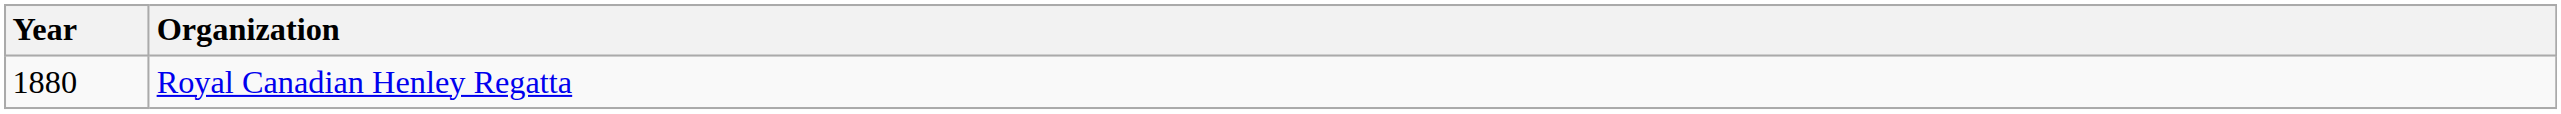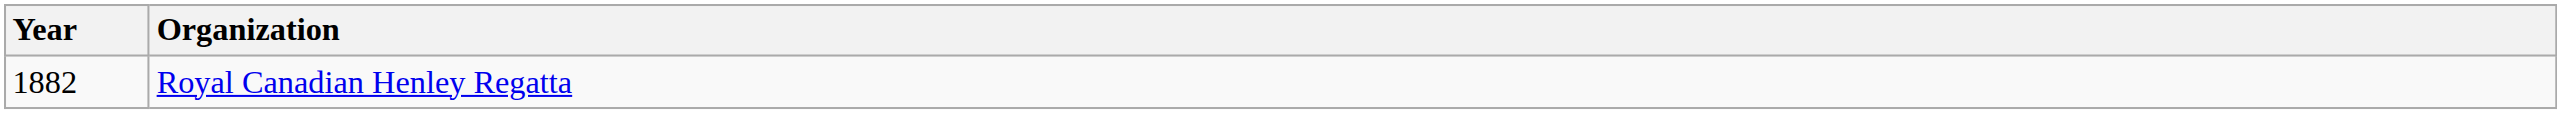(45, 81) 1880 -> (45, 81) 1882
